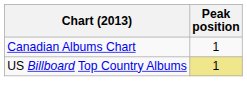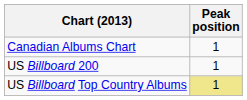+ row: (53, 66)
